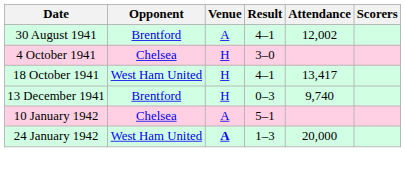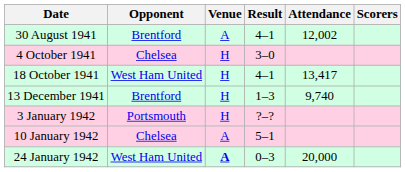(265, 95) 0–3 -> (265, 95) 1–3
+ row: (56, 116)
(265, 136) 1–3 -> (265, 156) 0–3
